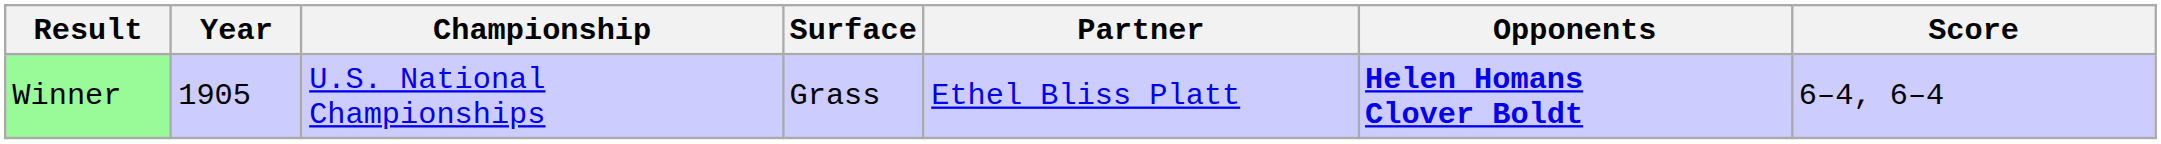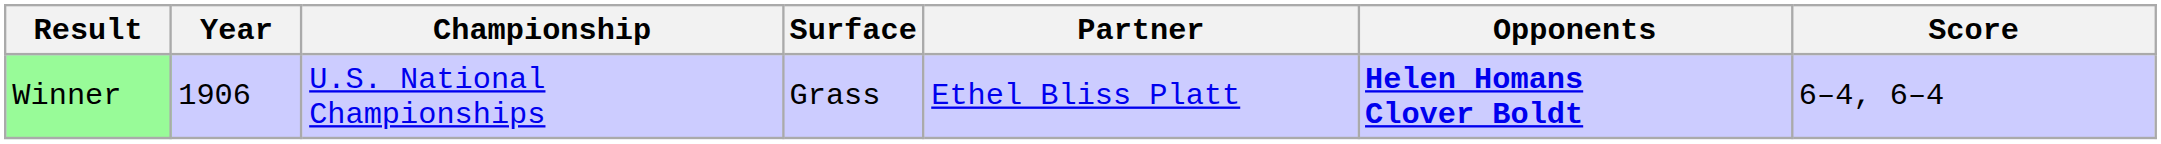(215, 97) 1905 -> (215, 97) 1906
